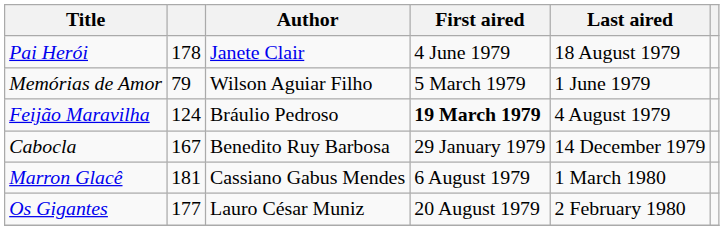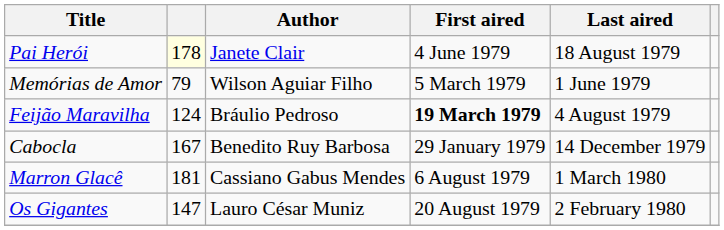(186, 51) no background -> (186, 51) lightyellow background
(186, 209) 177 -> (186, 209) 147
